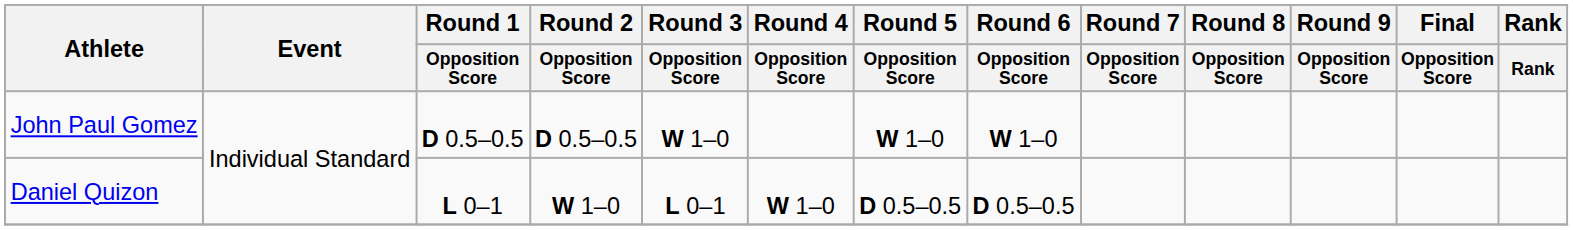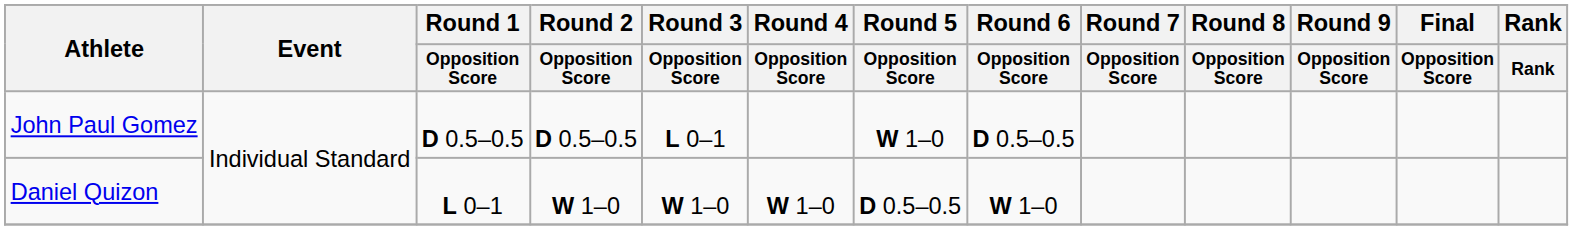(695, 139) W 1–0 -> (695, 139) L 0–1
(1024, 139) W 1–0 -> (1024, 139) D 0.5–0.5
(695, 205) L 0–1 -> (695, 205) W 1–0
(1024, 205) D 0.5–0.5 -> (1024, 205) W 1–0
